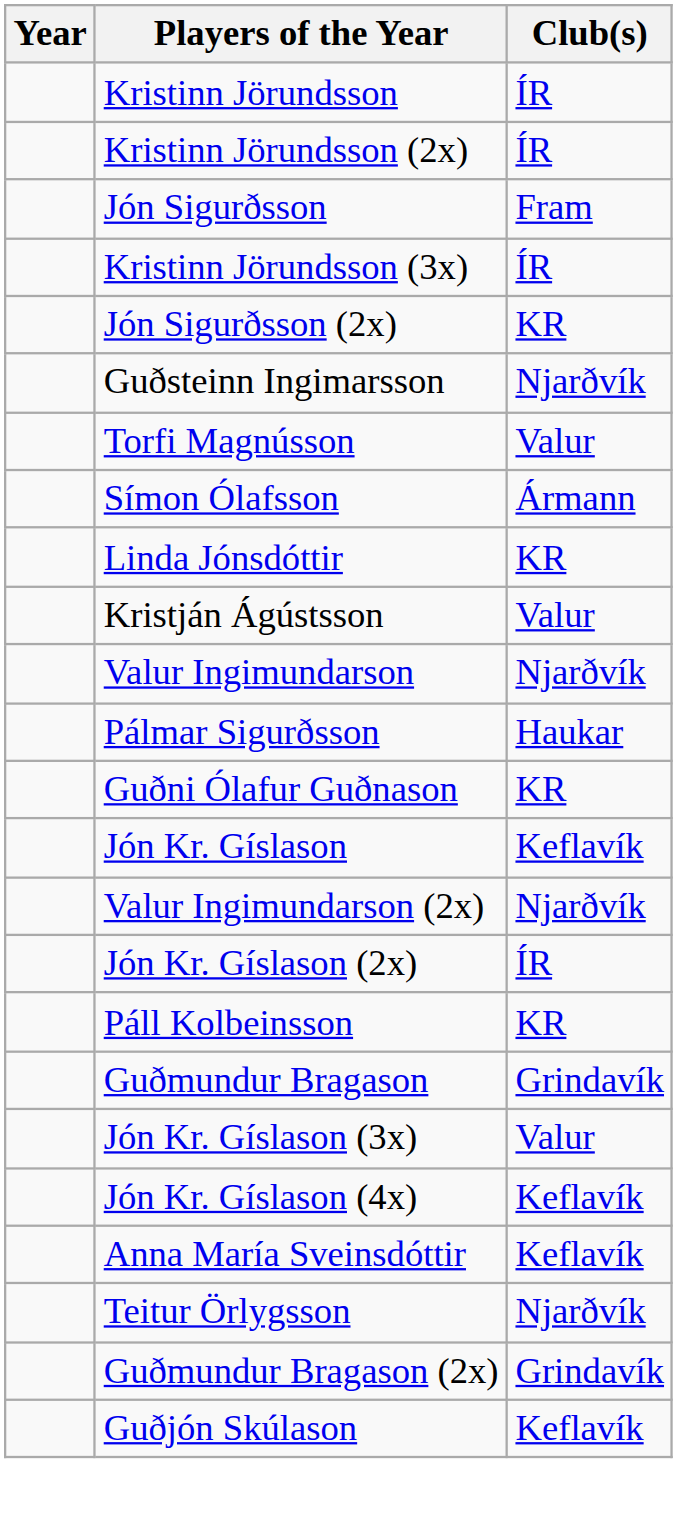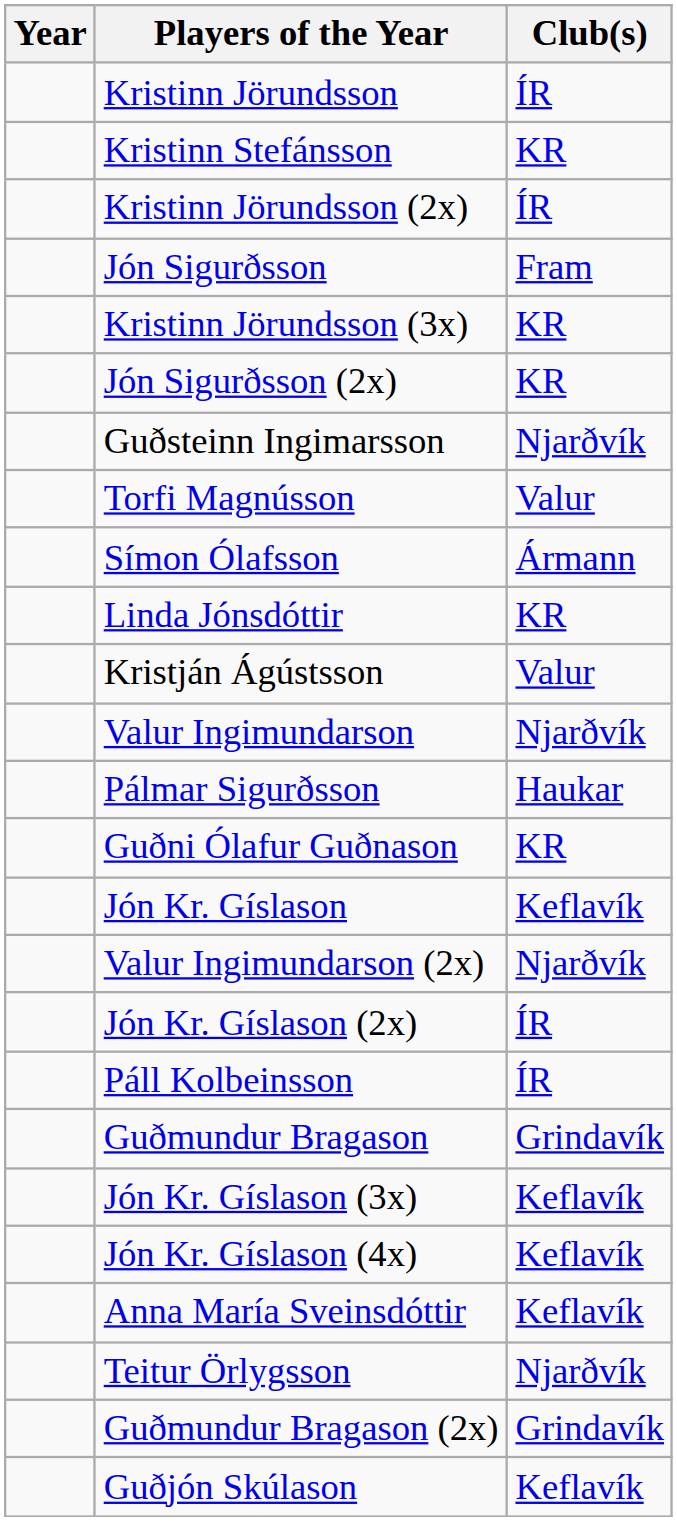+ row: (248, 149)
(534, 265) ÍR -> (541, 324) KR
(541, 1021) KR -> (534, 1079) ÍR
(555, 1137) Valur -> (580, 1195) Keflavík
